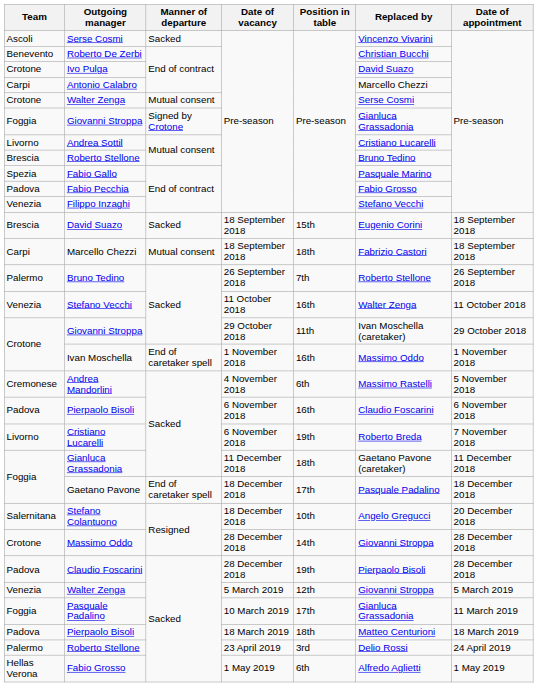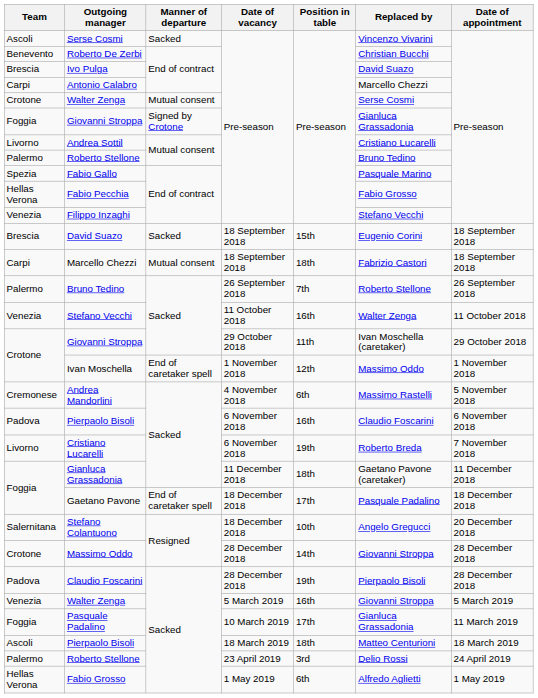(24, 69) Crotone -> (23, 69) Brescia
(23, 158) Brescia -> (25, 158) Palermo
(23, 188) Padova -> (22, 194) Hellas Verona
(305, 357) 16th -> (305, 368) 12th
(305, 590) 12th -> (305, 601) 16th
(23, 632) Padova -> (20, 643) Ascoli
